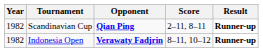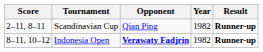columns swapped: (15, 12) <-> (189, 12)
(115, 26) bold -> (140, 26) normal
